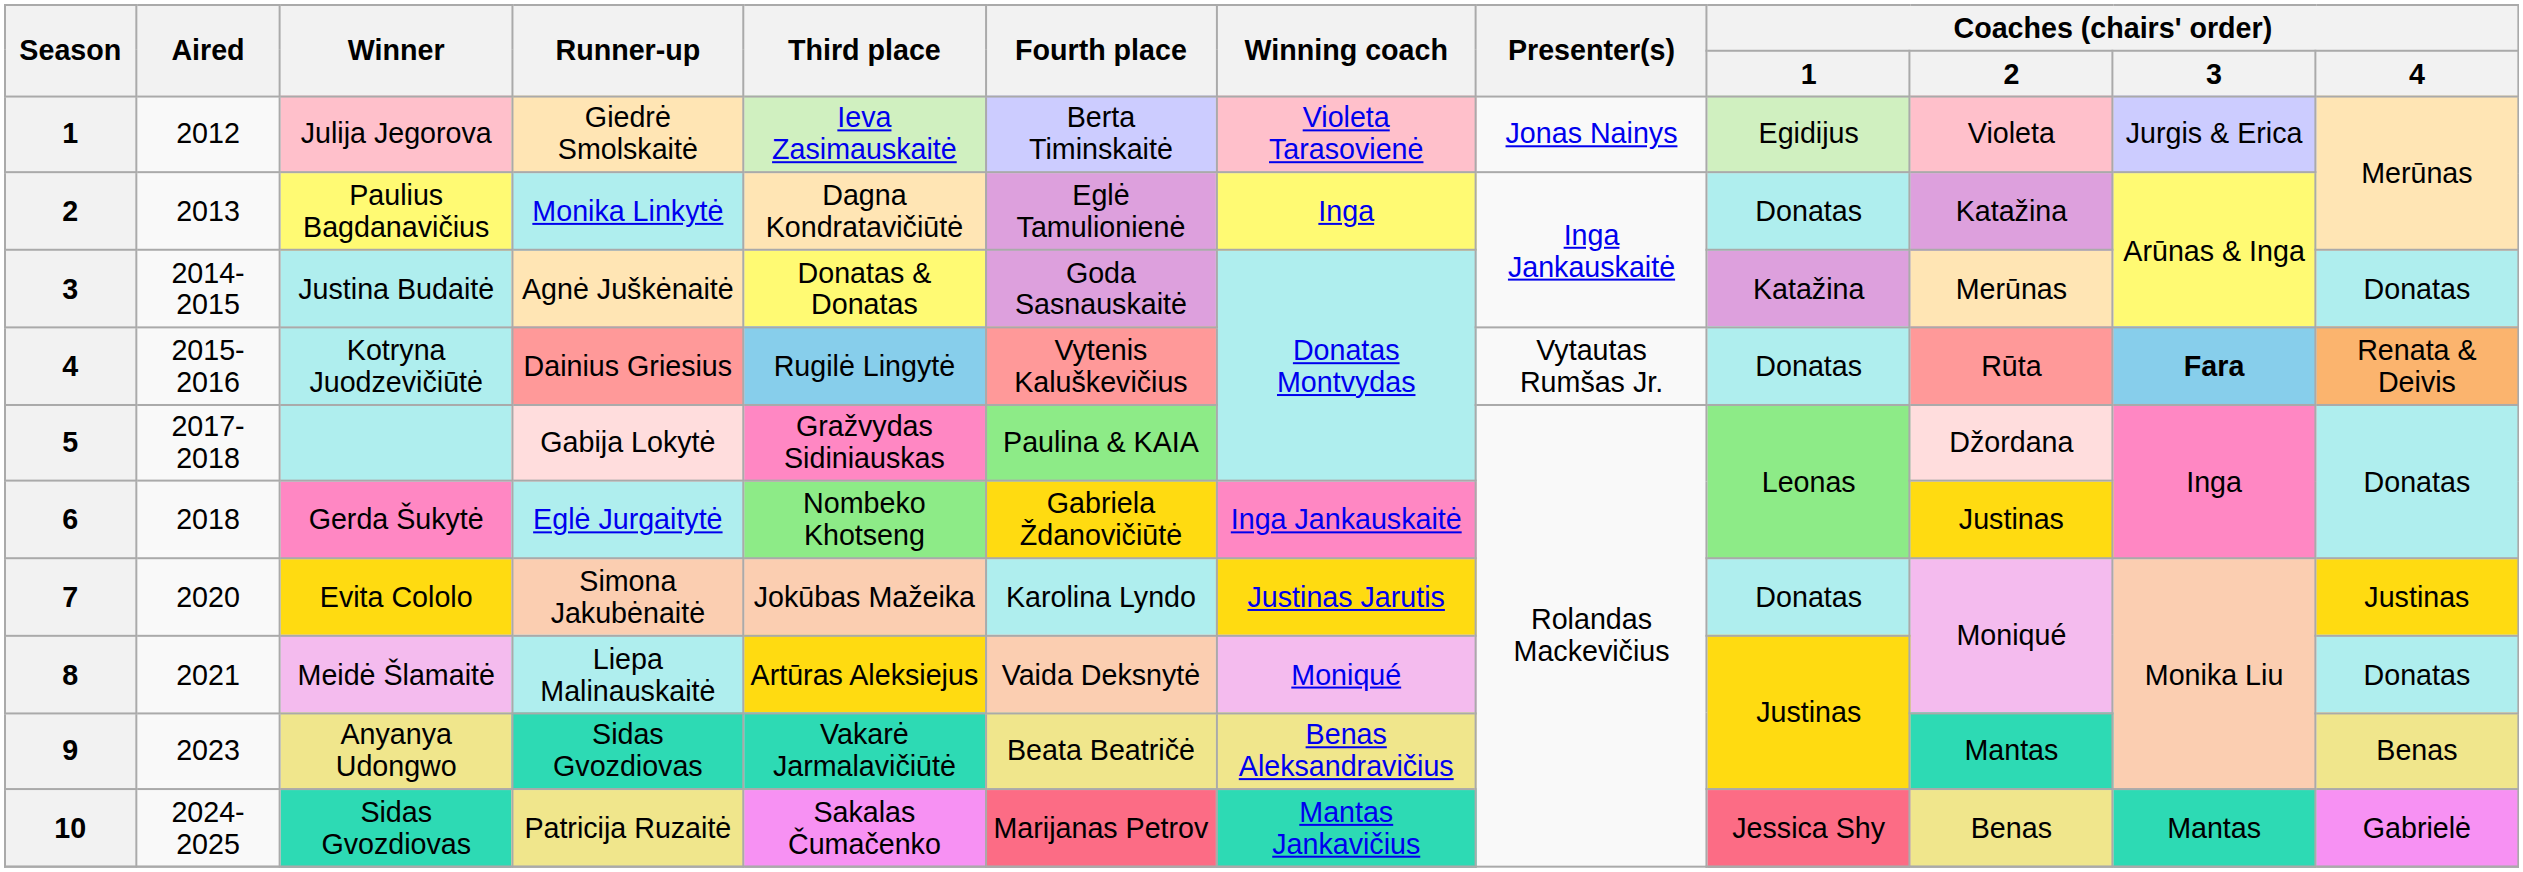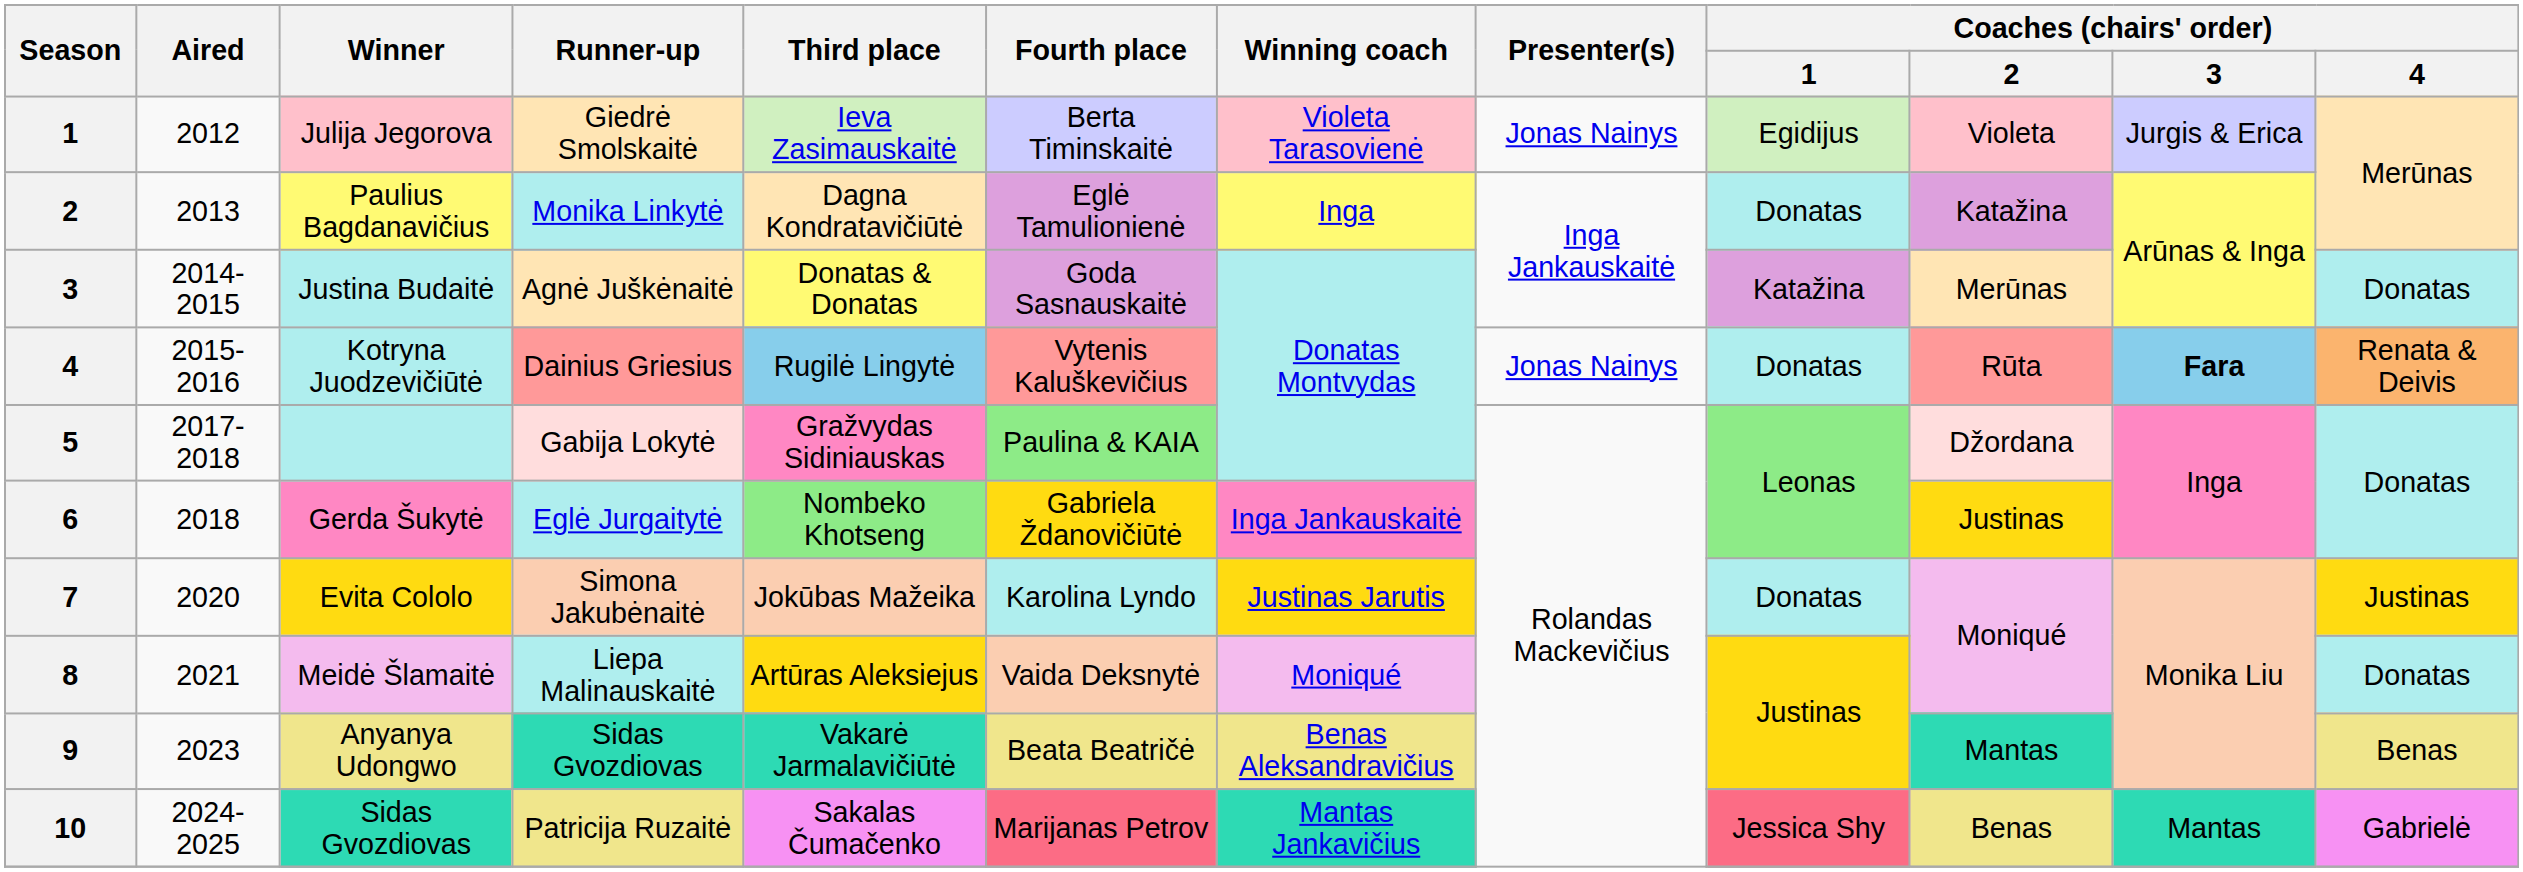(1592, 366) Vytautas Rumšas Jr. -> (1592, 366) Jonas Nainys
